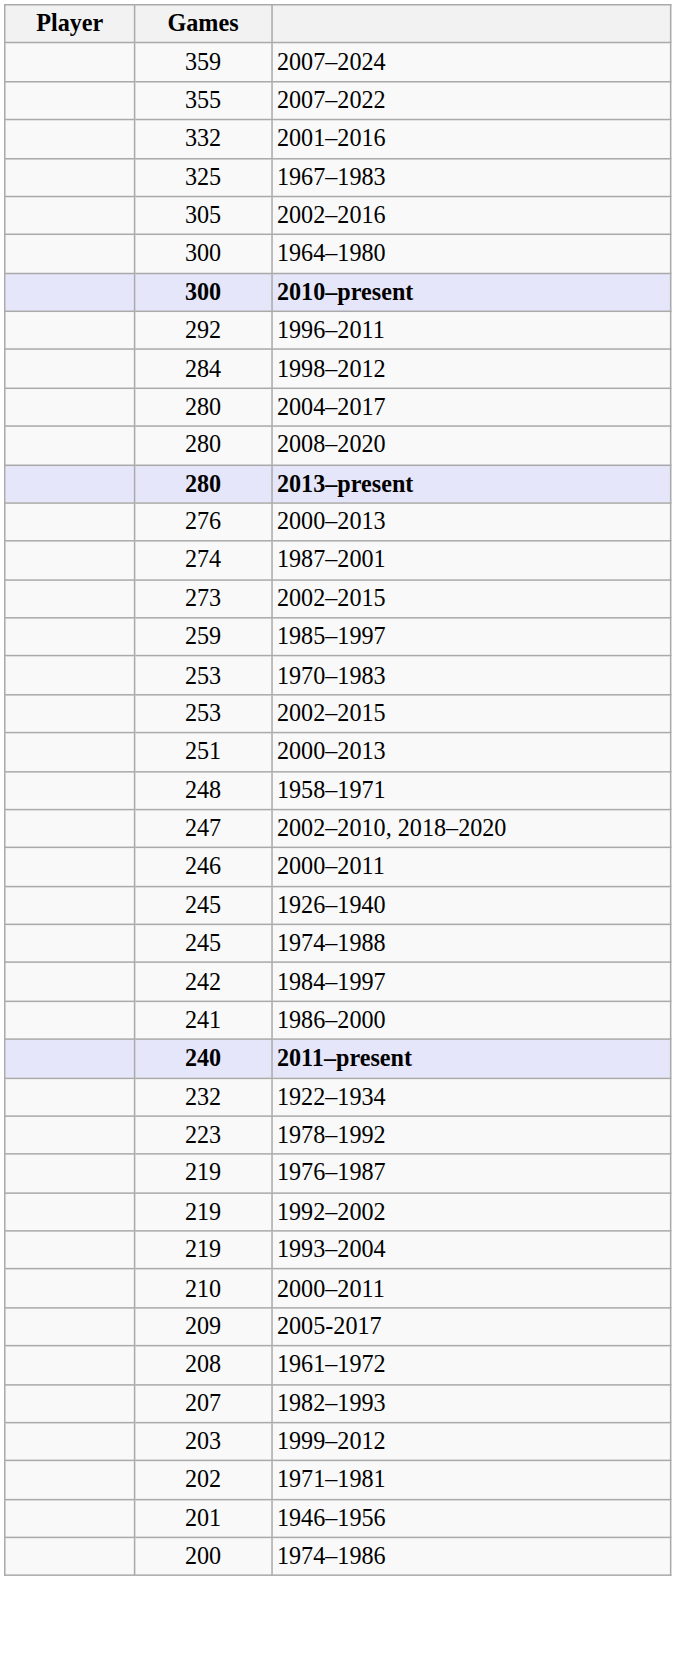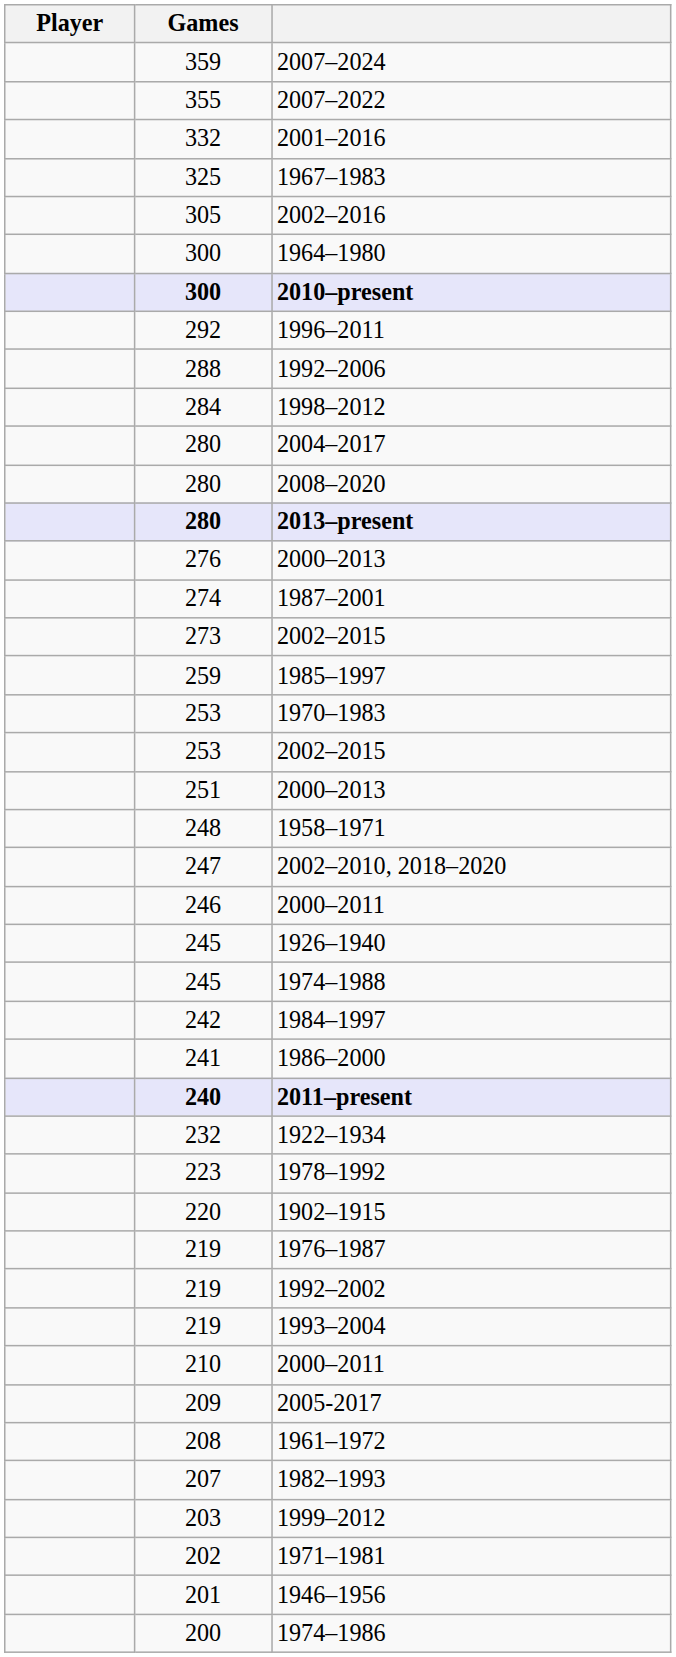+ row: (203, 368)
+ row: (203, 1211)
